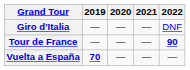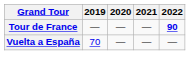- row: (43, 27)
(95, 57) bold -> (95, 42) normal
